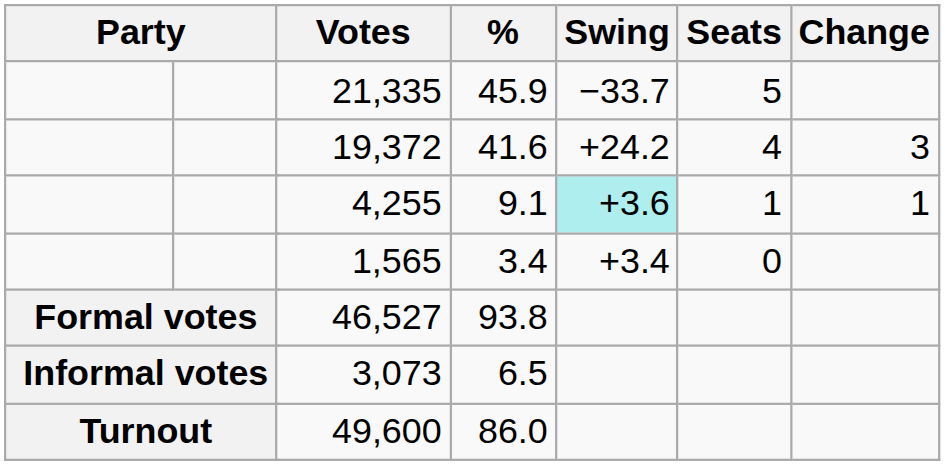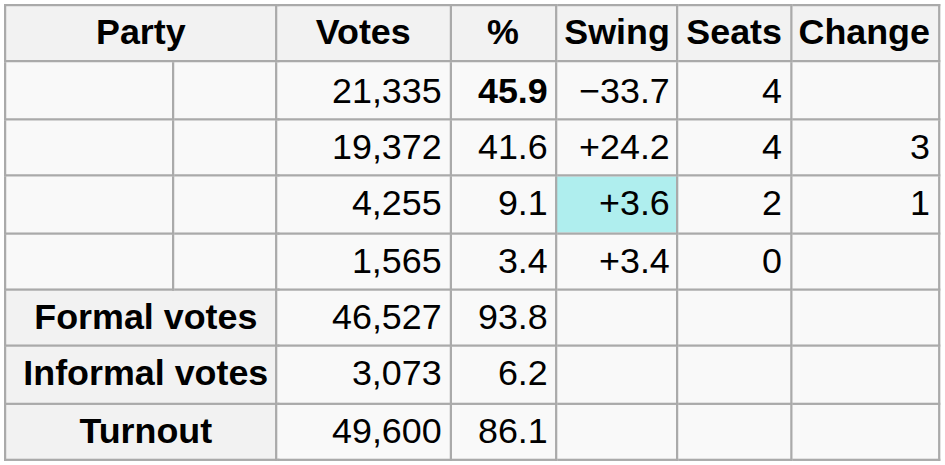(513, 89) normal -> (513, 89) bold
(772, 89) 5 -> (772, 89) 4
(772, 203) 1 -> (772, 203) 2
(523, 373) 6.5 -> (523, 373) 6.2
(513, 430) 86.0 -> (513, 430) 86.1
